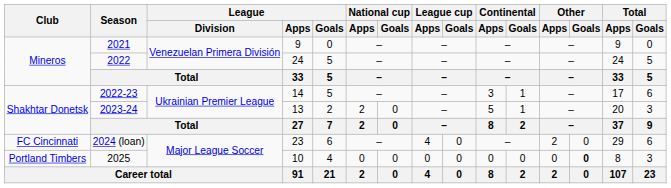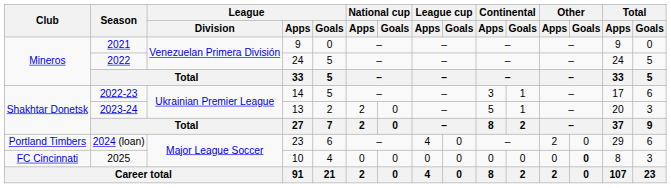(47, 142) FC Cincinnati -> (47, 142) Portland Timbers
(47, 158) Portland Timbers -> (47, 158) FC Cincinnati
